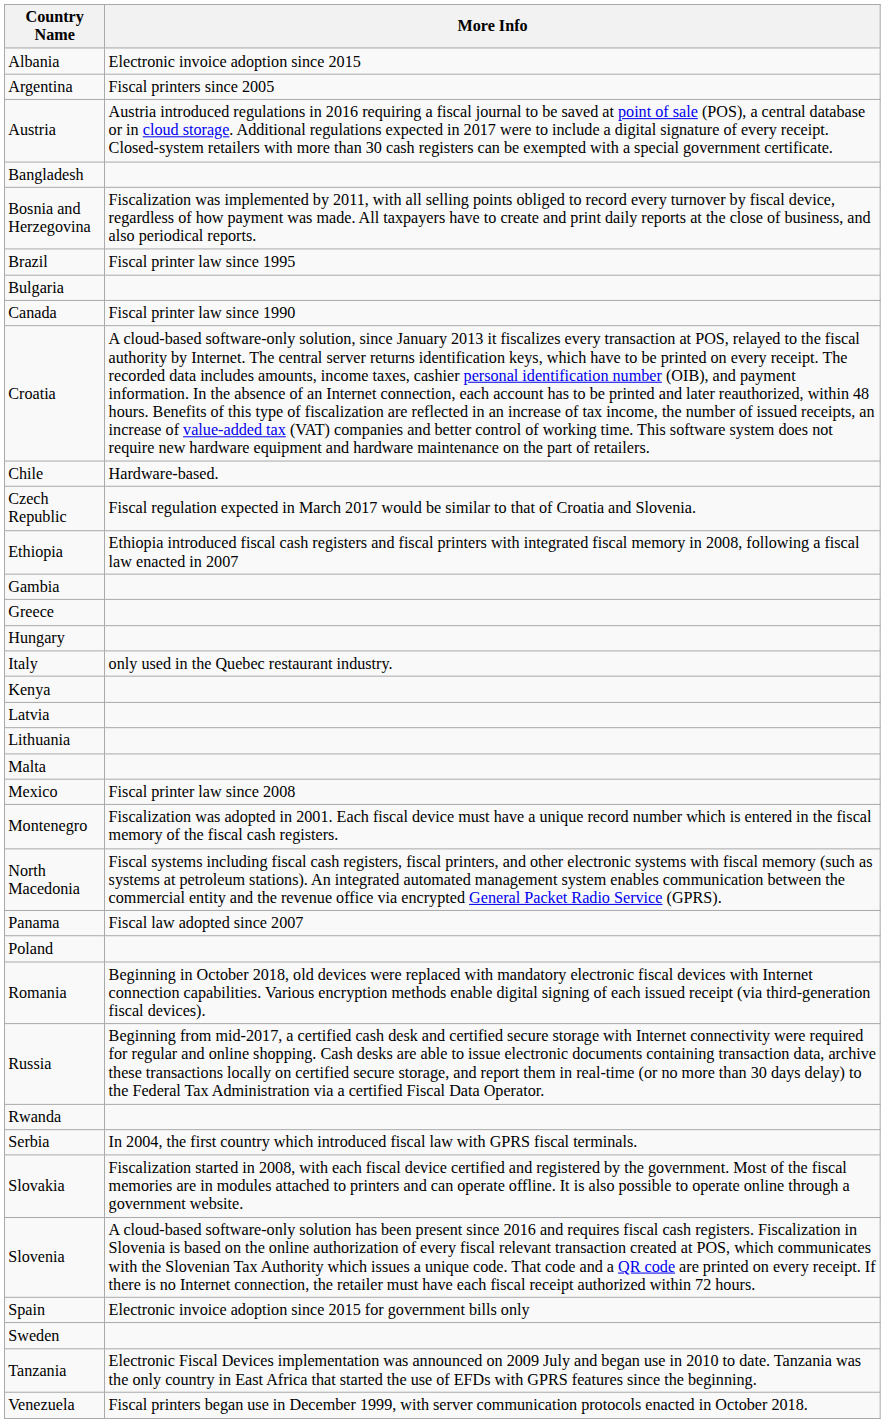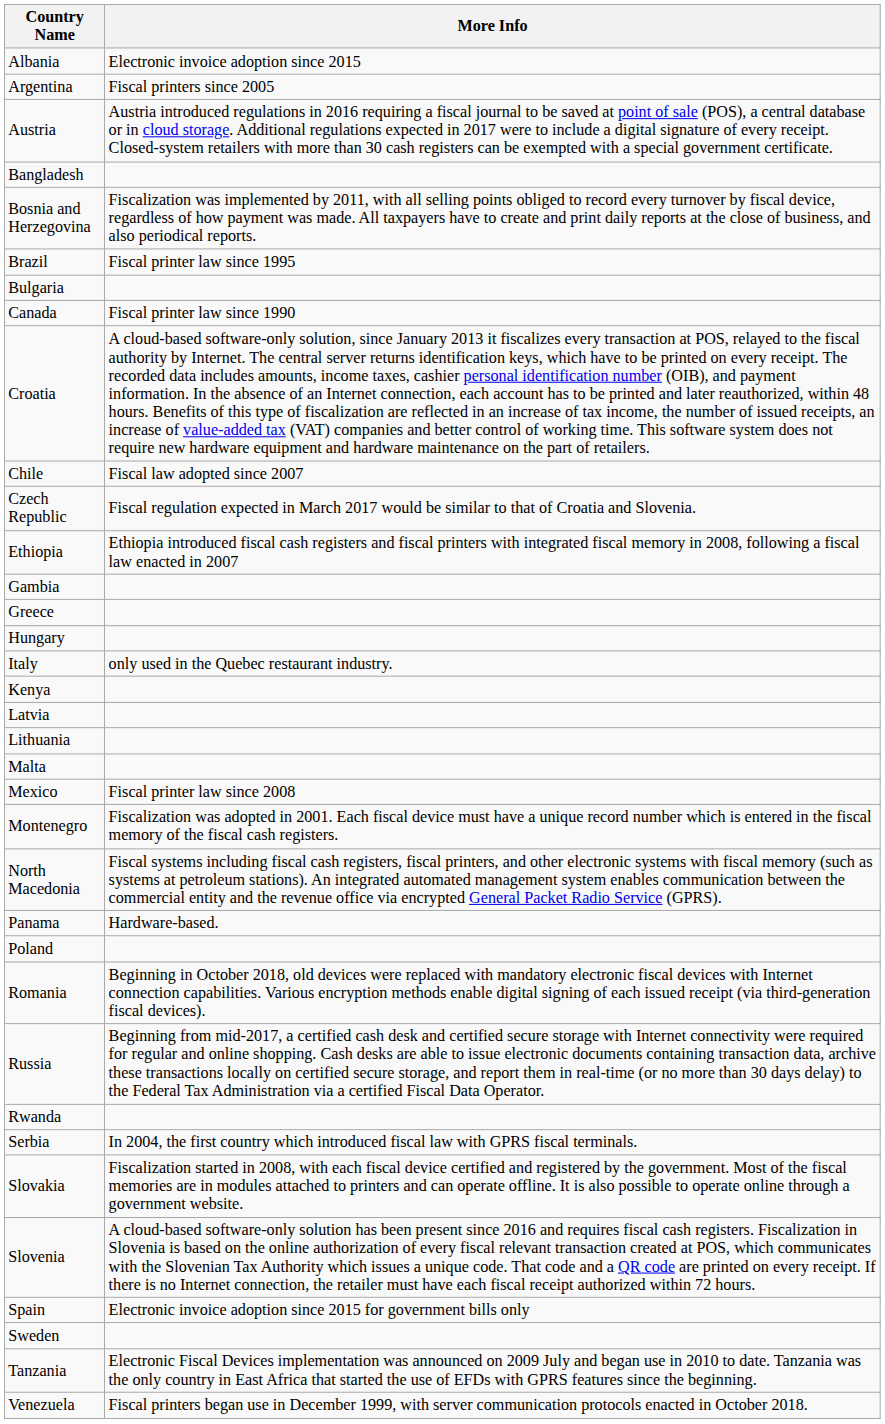(164, 473) Hardware-based. -> (206, 473) Fiscal law adopted since 2007
(206, 923) Fiscal law adopted since 2007 -> (164, 923) Hardware-based.
